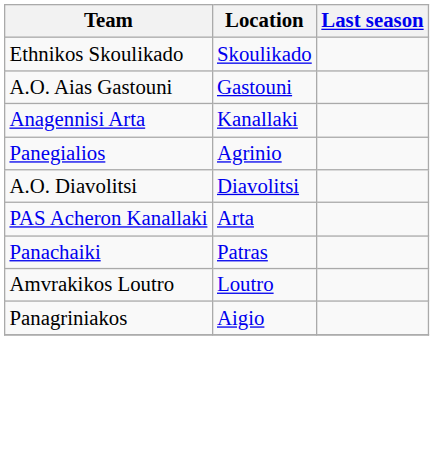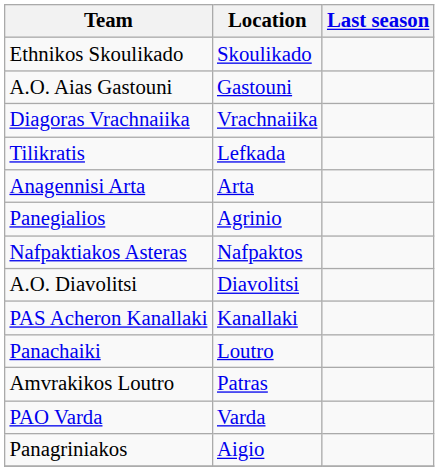+ row: (100, 119)
+ row: (47, 152)
(257, 119) Kanallaki -> (235, 185) Arta
+ row: (98, 251)
(235, 218) Arta -> (257, 317) Kanallaki
(242, 251) Patras -> (245, 350) Loutro
(245, 284) Loutro -> (242, 383) Patras
+ row: (56, 416)
